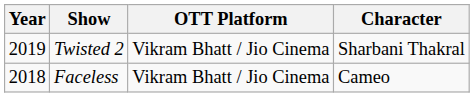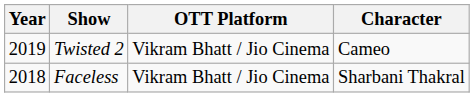(401, 48) Sharbani Thakral -> (364, 48) Cameo
(364, 77) Cameo -> (401, 77) Sharbani Thakral
